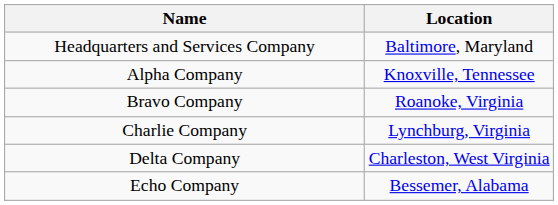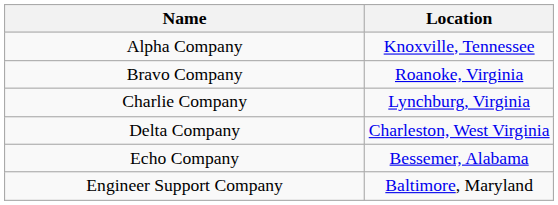- row: (185, 46)
+ row: (185, 185)
